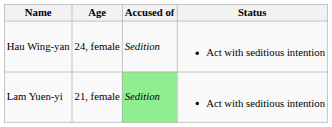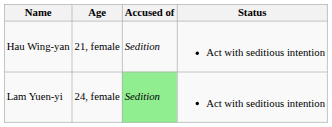(97, 46) 24, female -> (97, 46) 21, female
(97, 97) 21, female -> (97, 97) 24, female
